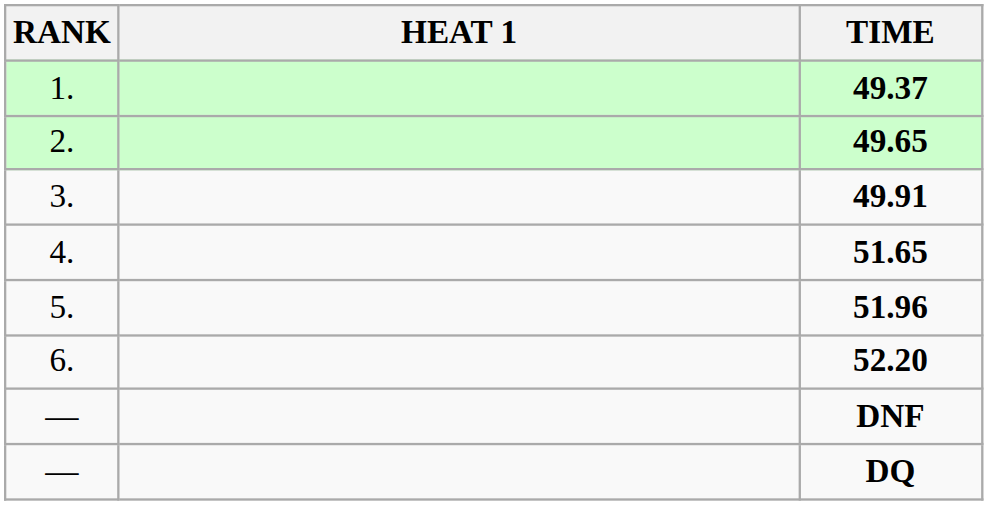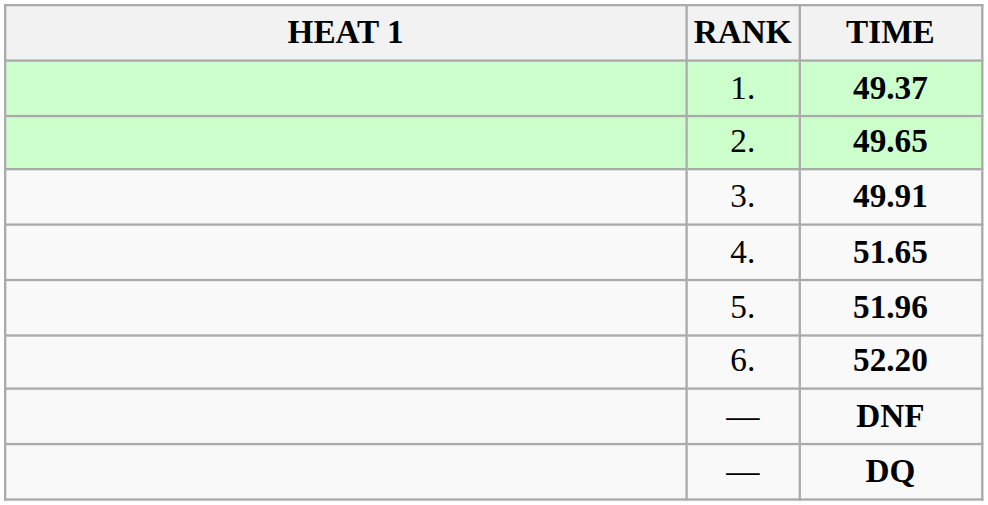columns swapped: (62, 32) <-> (459, 32)
